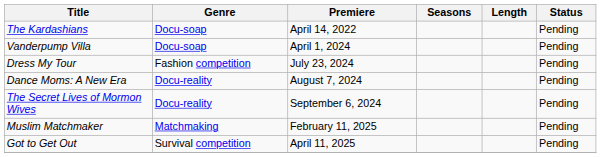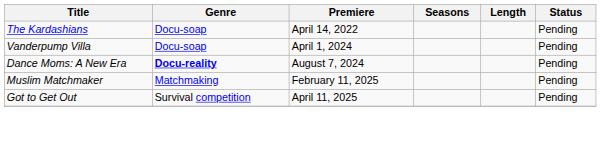- row: (41, 64)
(183, 81) normal -> (186, 64) bold
- row: (74, 104)
